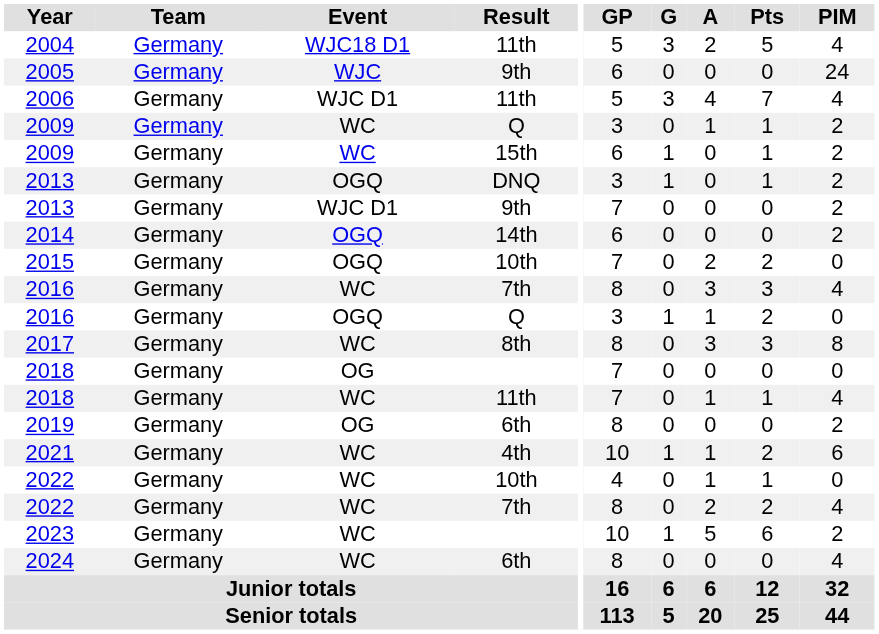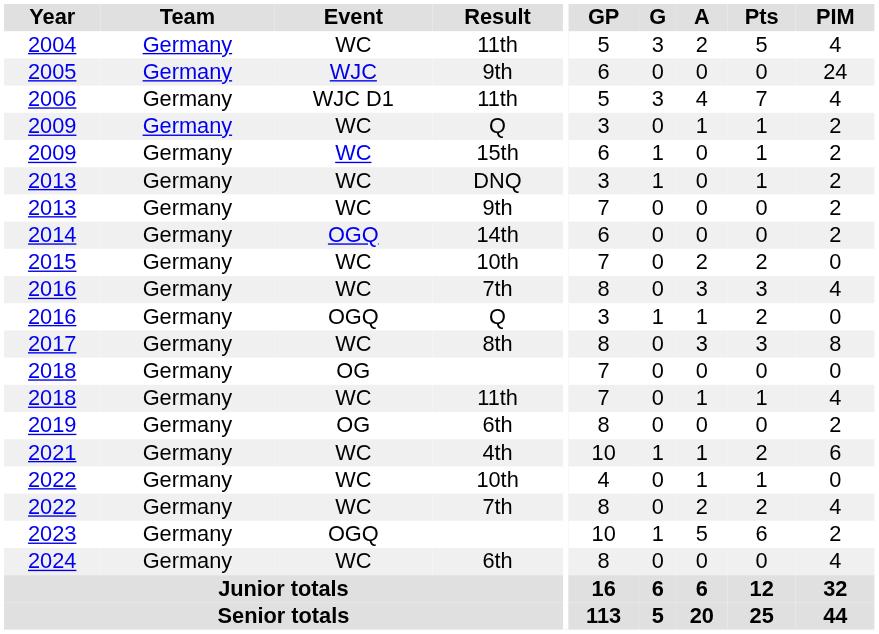(358, 44) WJC18 D1 -> (353, 44) WC
(358, 180) OGQ -> (353, 180) WC
(358, 207) WJC D1 -> (353, 207) WC
(358, 262) OGQ -> (353, 262) WC
(358, 534) WC -> (353, 534) OGQ
